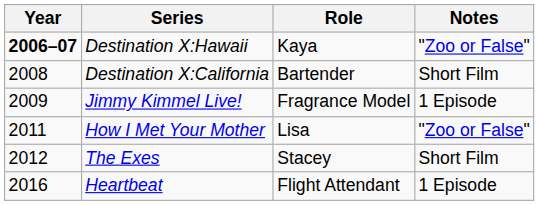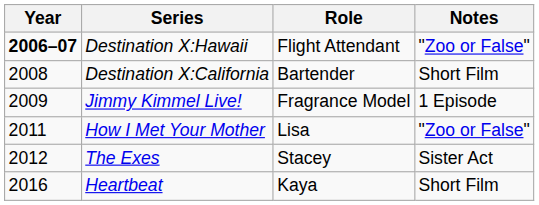(297, 46) Kaya -> (338, 46) Flight Attendant
(459, 158) Short Film -> (456, 158) Sister Act
(338, 185) Flight Attendant -> (297, 185) Kaya
(458, 185) 1 Episode -> (459, 185) Short Film
